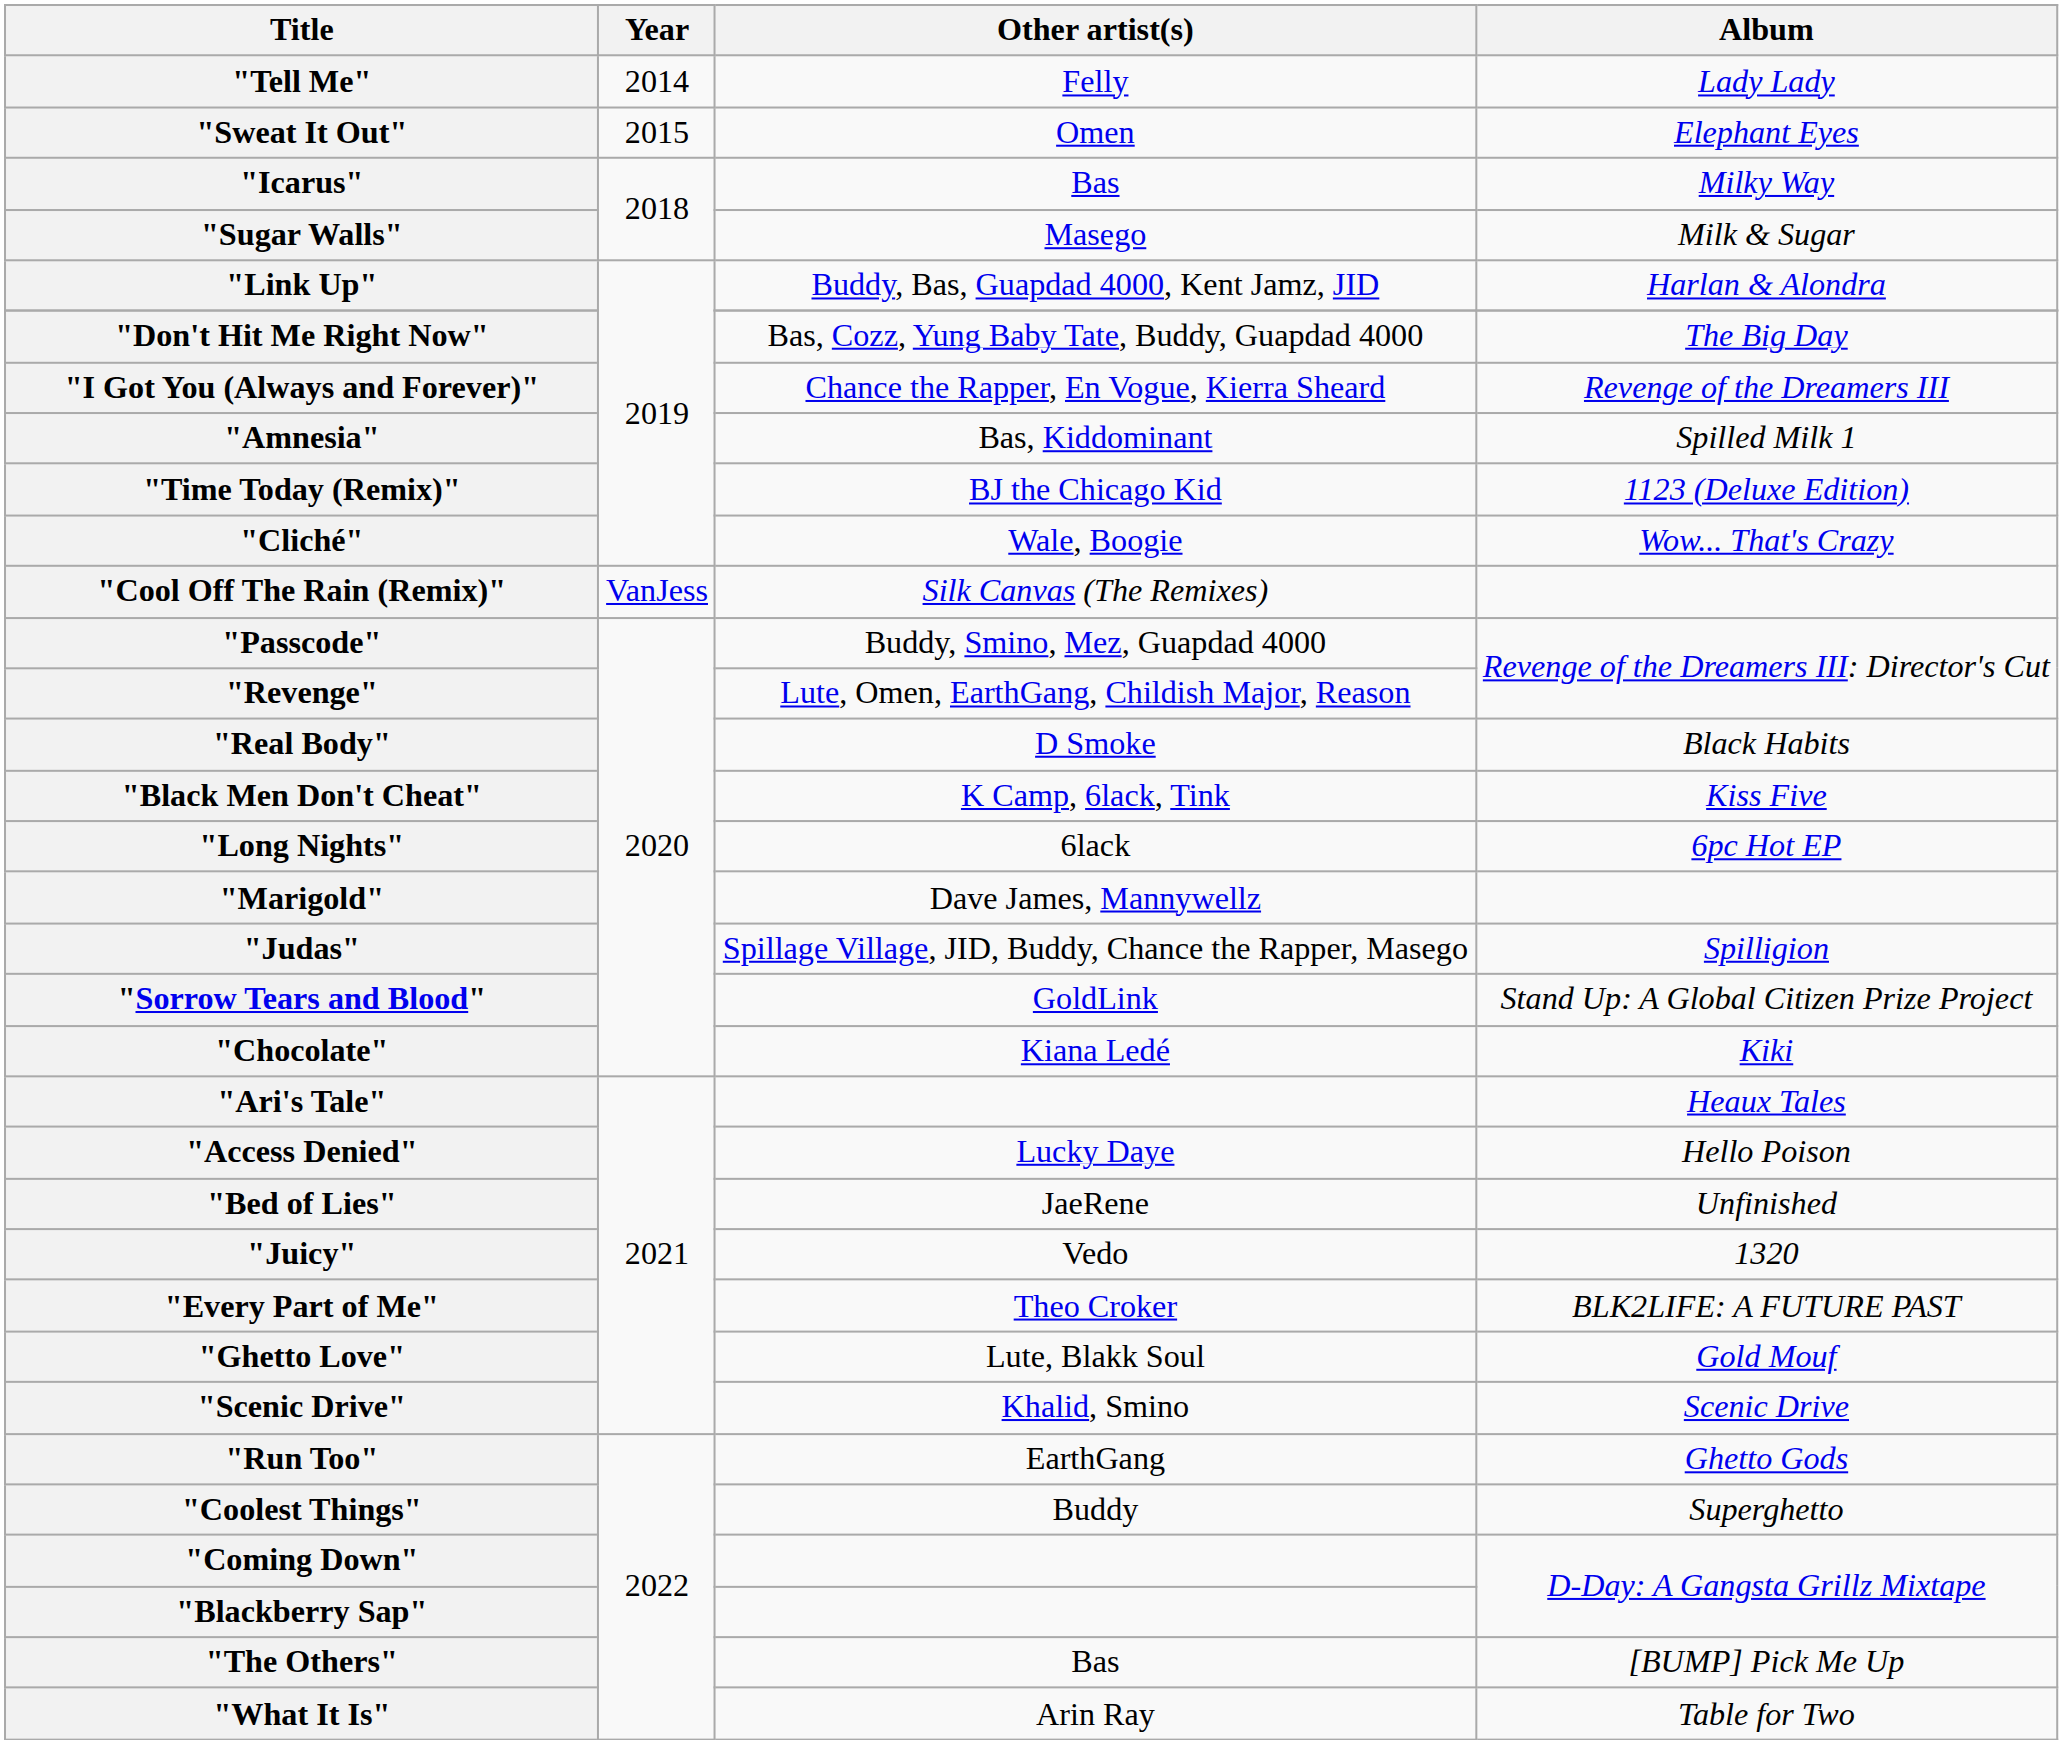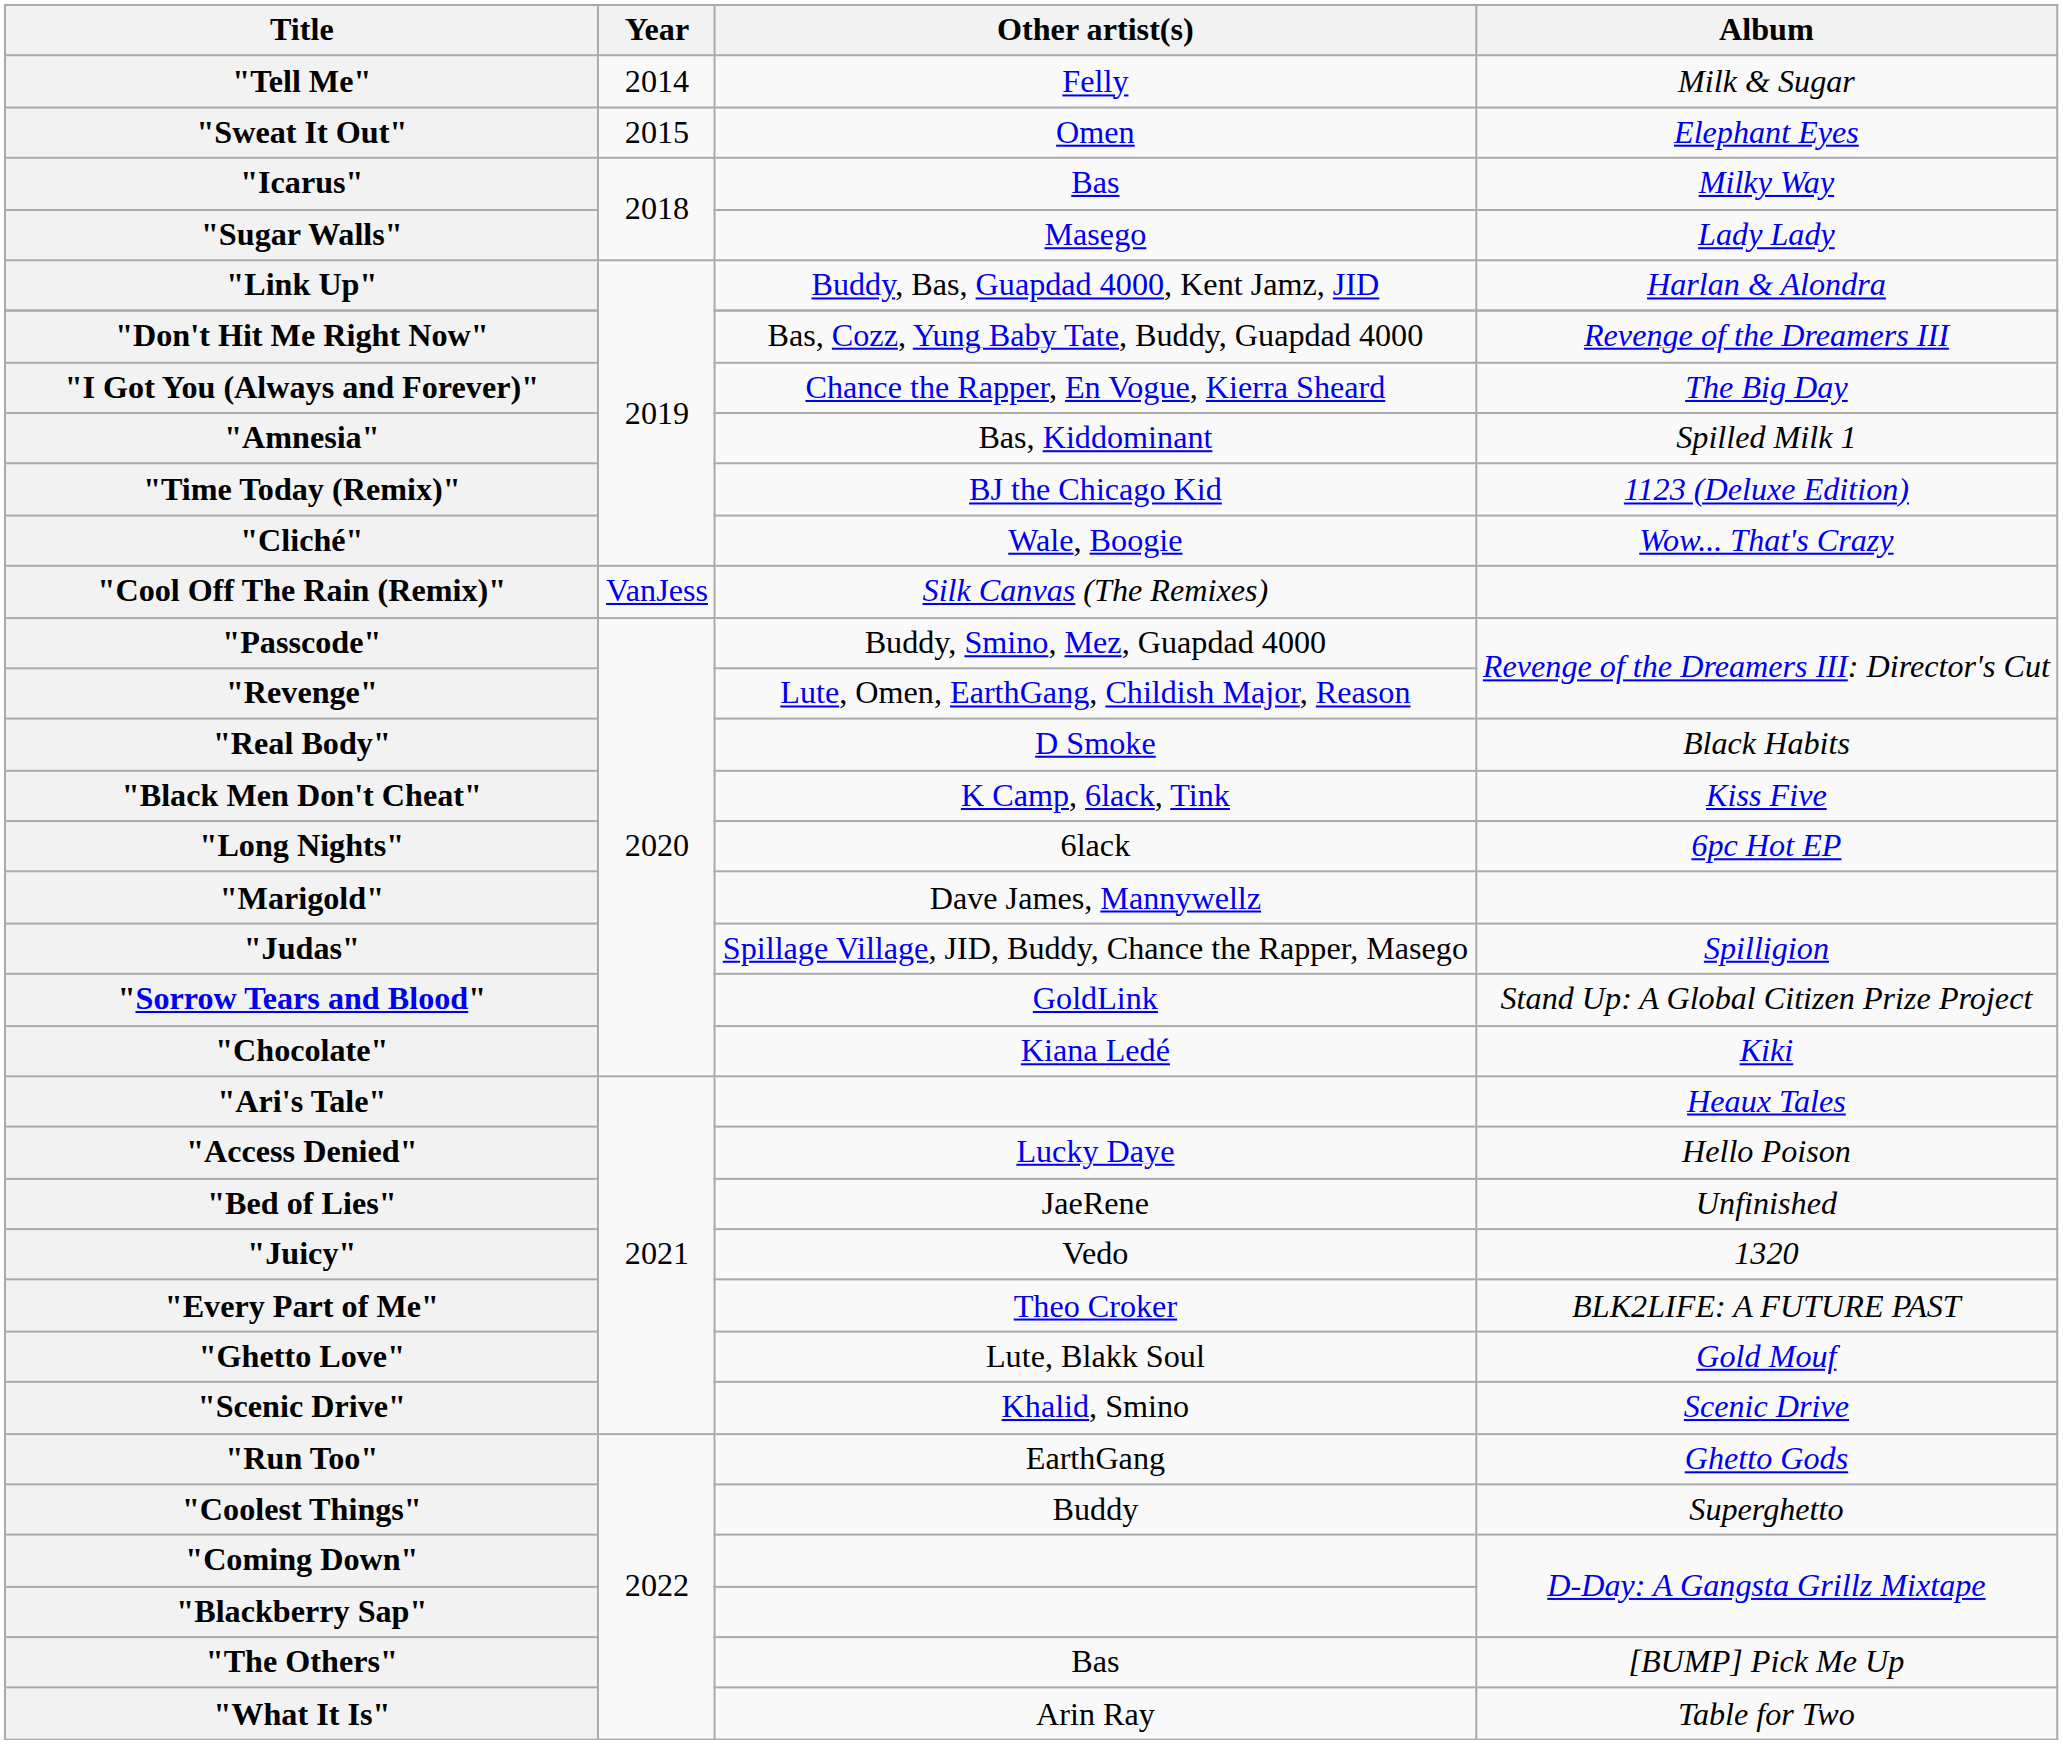(1766, 81) Lady Lady -> (1766, 81) Milk & Sugar
(1766, 234) Milk & Sugar -> (1766, 234) Lady Lady
(1766, 336) The Big Day -> (1766, 336) Revenge of the Dreamers III
(1766, 387) Revenge of the Dreamers III -> (1766, 387) The Big Day
